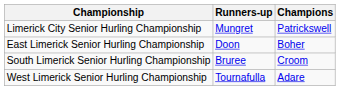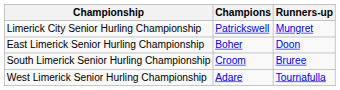columns swapped: (305, 12) <-> (244, 12)
